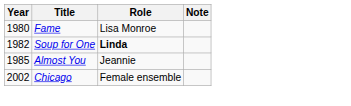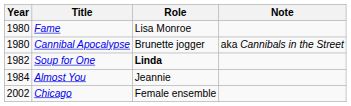+ row: (82, 45)
(18, 61) 1985 -> (18, 77) 1984
